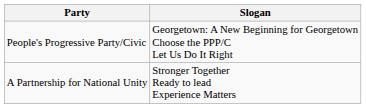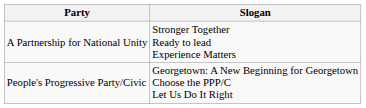rows swapped: (77, 83) <-> (77, 42)
